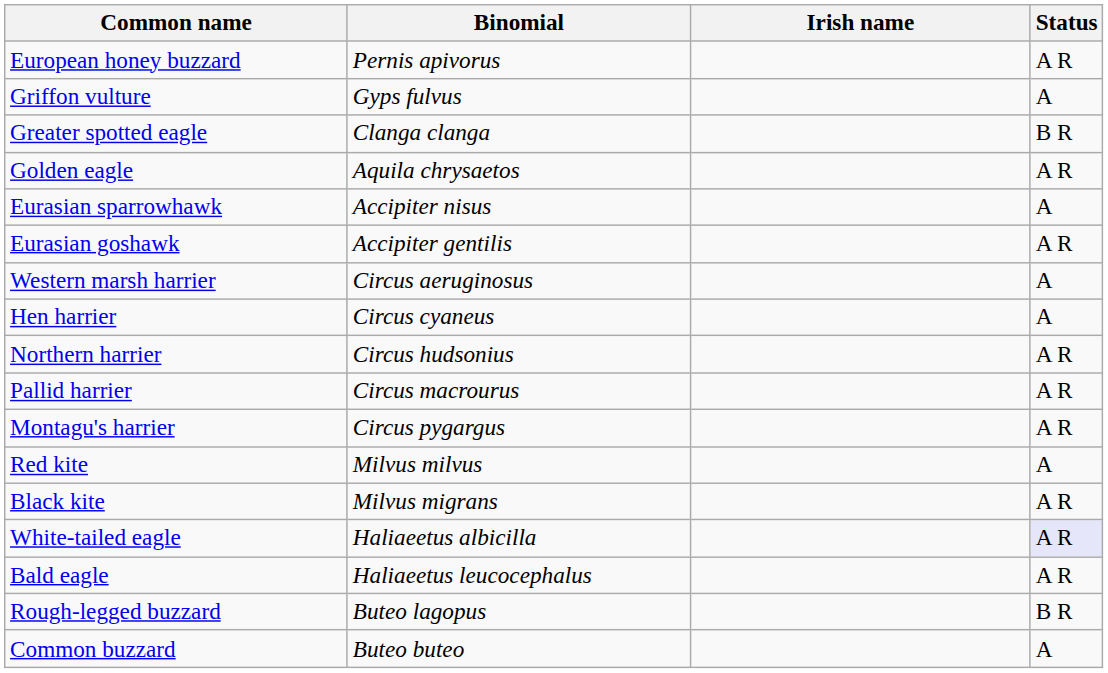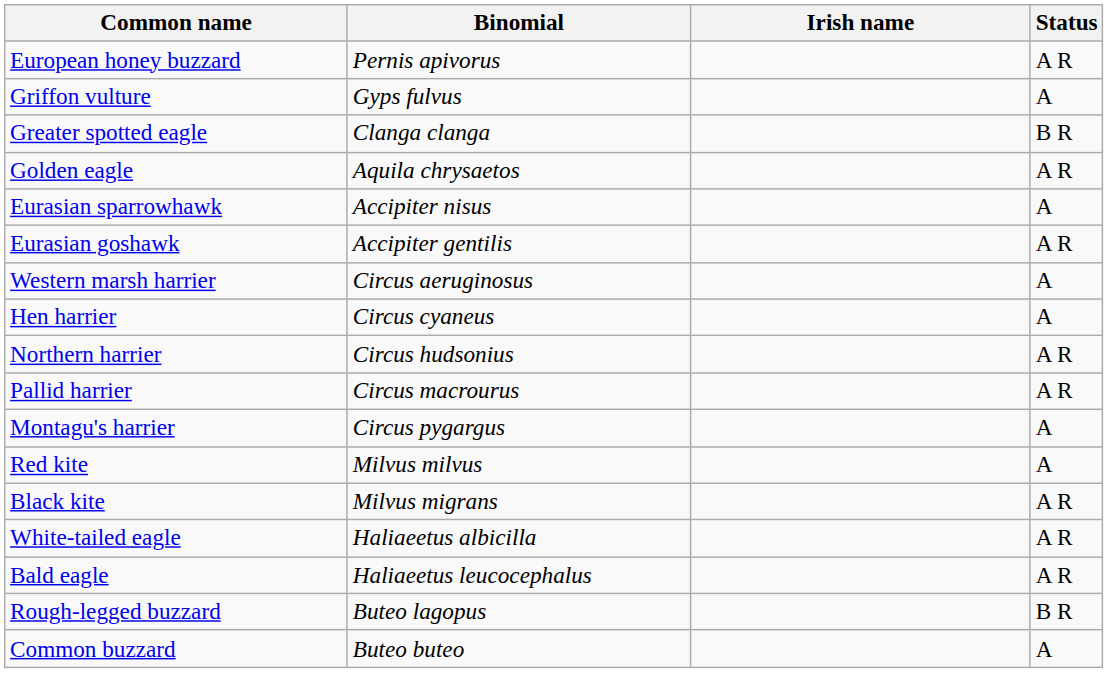(1054, 427) A R -> (1044, 427) A
(1054, 538) lavender background -> (1054, 538) no background
